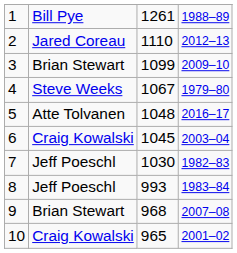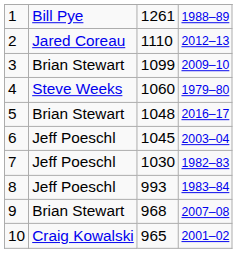(158, 89) 1067 -> (158, 89) 1060
(79, 114) Atte Tolvanen -> (78, 114) Brian Stewart
(83, 138) Craig Kowalski -> (74, 138) Jeff Poeschl
